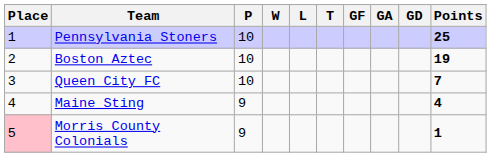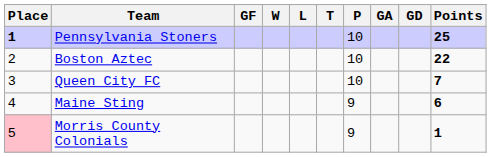columns swapped: (248, 16) <-> (357, 16)
(12, 38) normal -> (12, 38) bold
(442, 60) 19 -> (442, 60) 22
(438, 104) 4 -> (438, 104) 6
